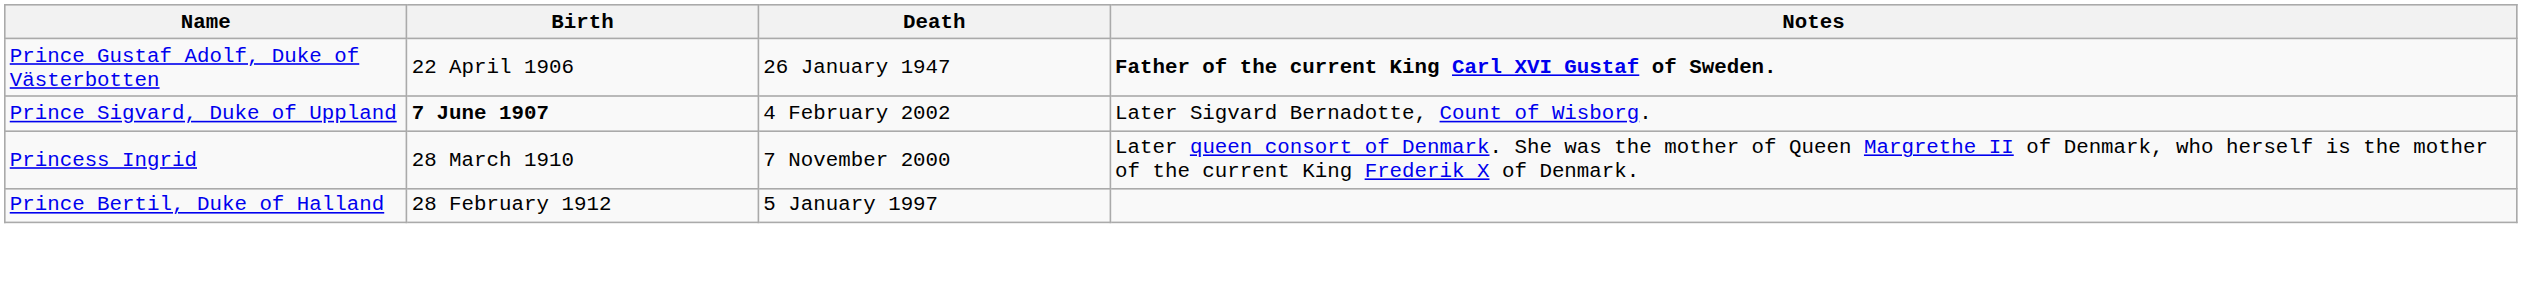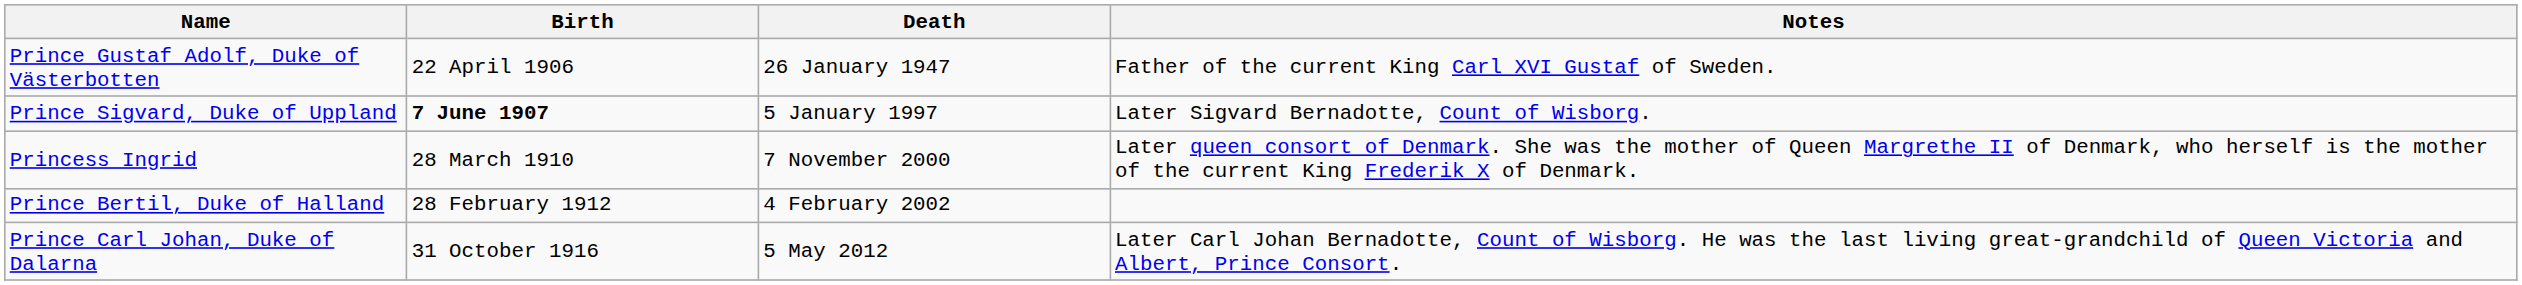(1446, 68) bold -> (1446, 68) normal
(857, 114) 4 February 2002 -> (851, 114) 5 January 1997
(851, 205) 5 January 1997 -> (857, 205) 4 February 2002
+ row: (172, 251)
